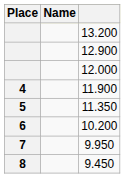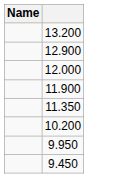- column: (23, 13)
